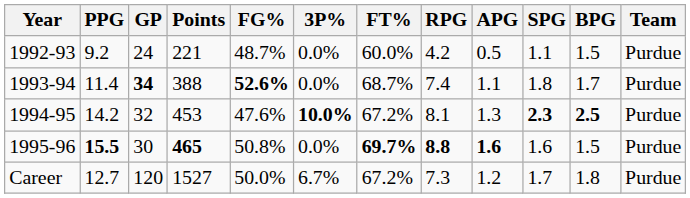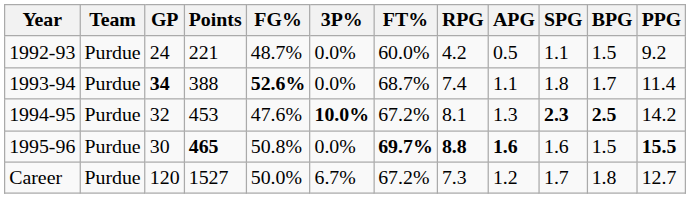columns swapped: (653, 20) <-> (104, 20)
